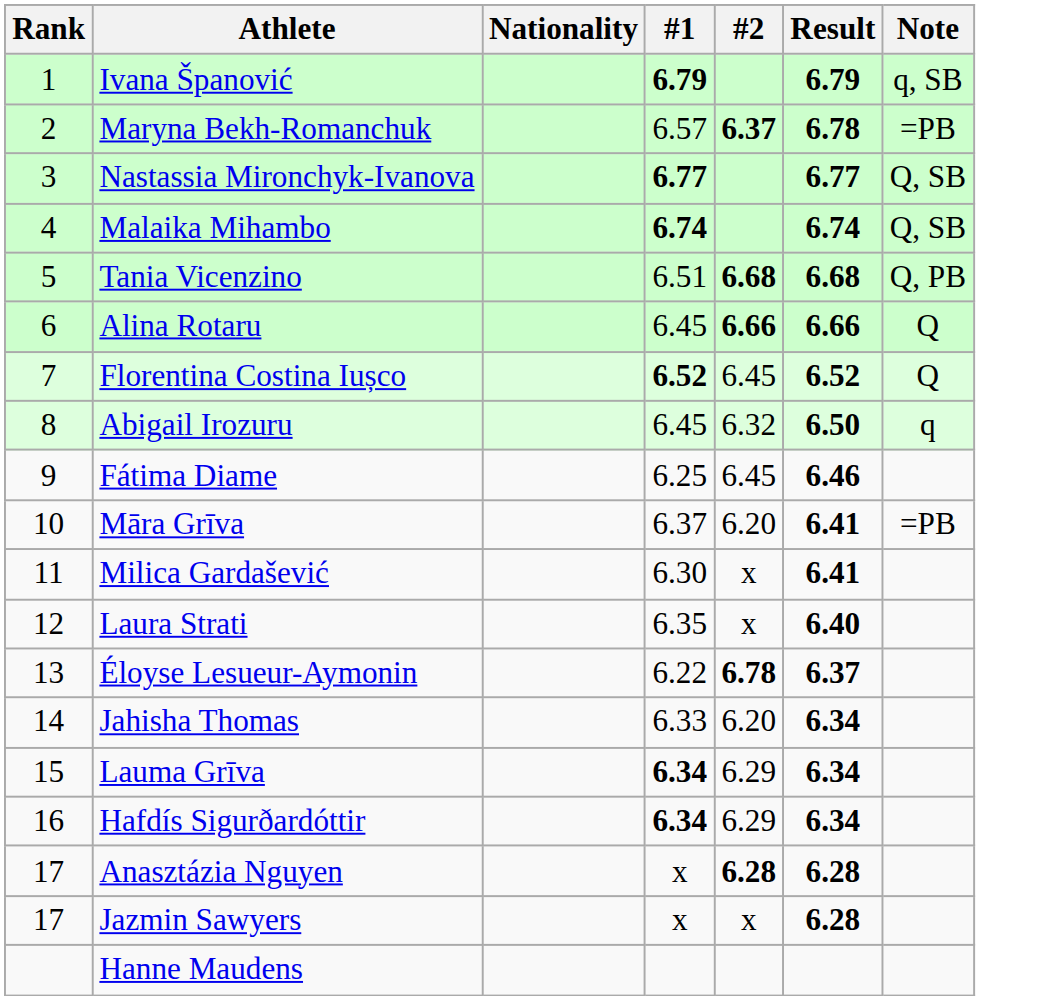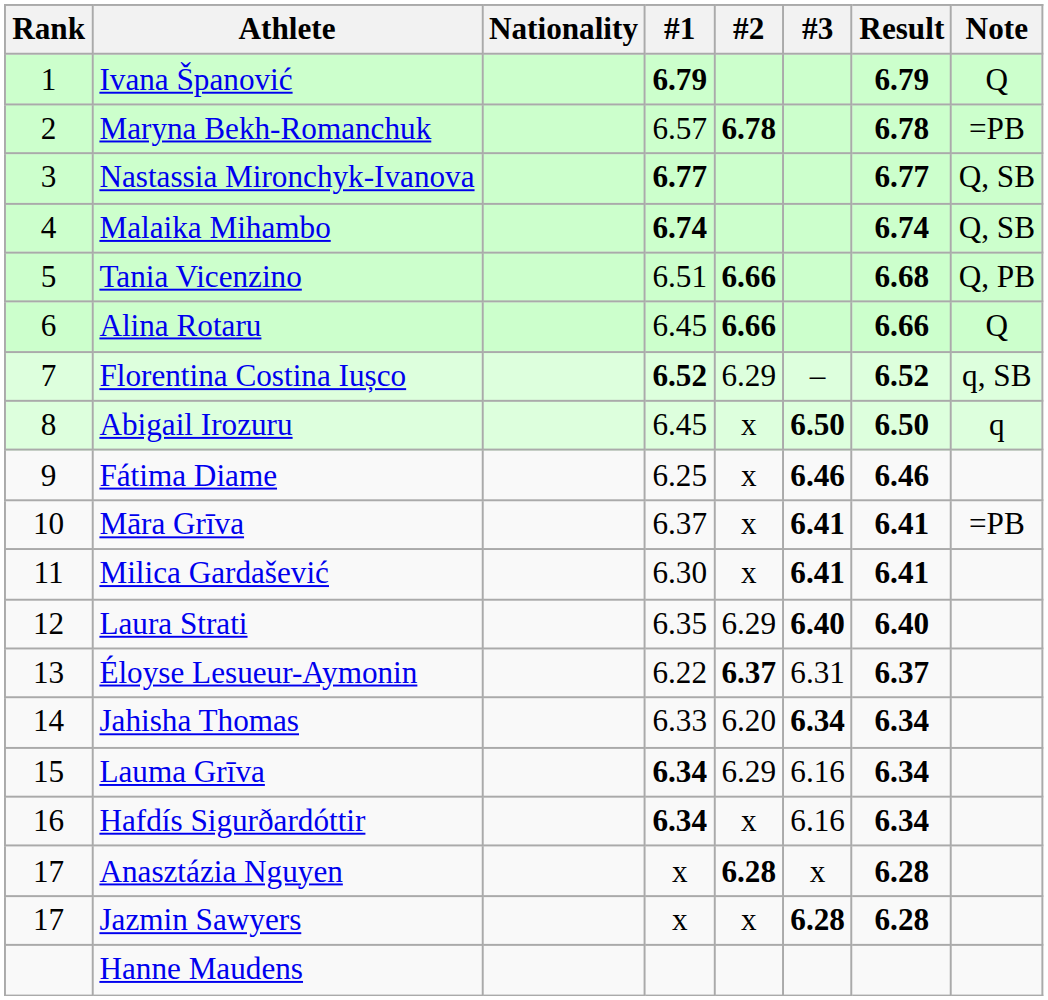+ column: (818, 29)
(928, 78) q, SB -> (997, 78) Q
(749, 128) 6.37 -> (749, 128) 6.78
(749, 276) 6.68 -> (749, 276) 6.66
(749, 375) 6.45 -> (749, 375) 6.29
(928, 375) Q -> (997, 375) q, SB
(749, 425) 6.32 -> (749, 425) x
(749, 474) 6.45 -> (749, 474) x
(749, 524) 6.20 -> (749, 524) x
(749, 623) x -> (749, 623) 6.29
(749, 672) 6.78 -> (749, 672) 6.37
(749, 820) 6.29 -> (749, 820) x
